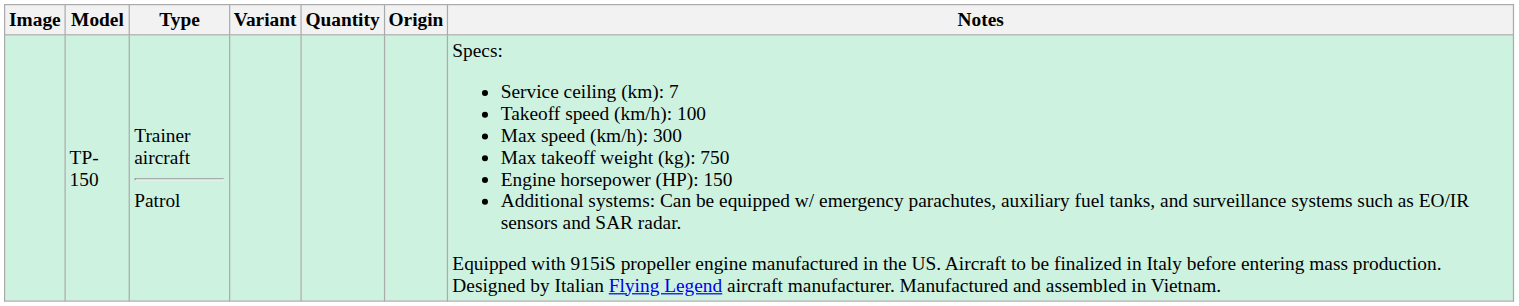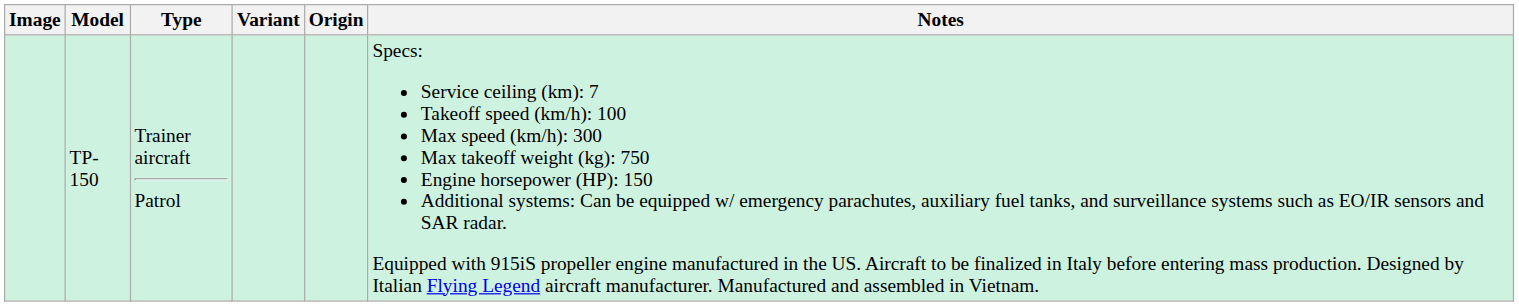- column: (342, 19)
